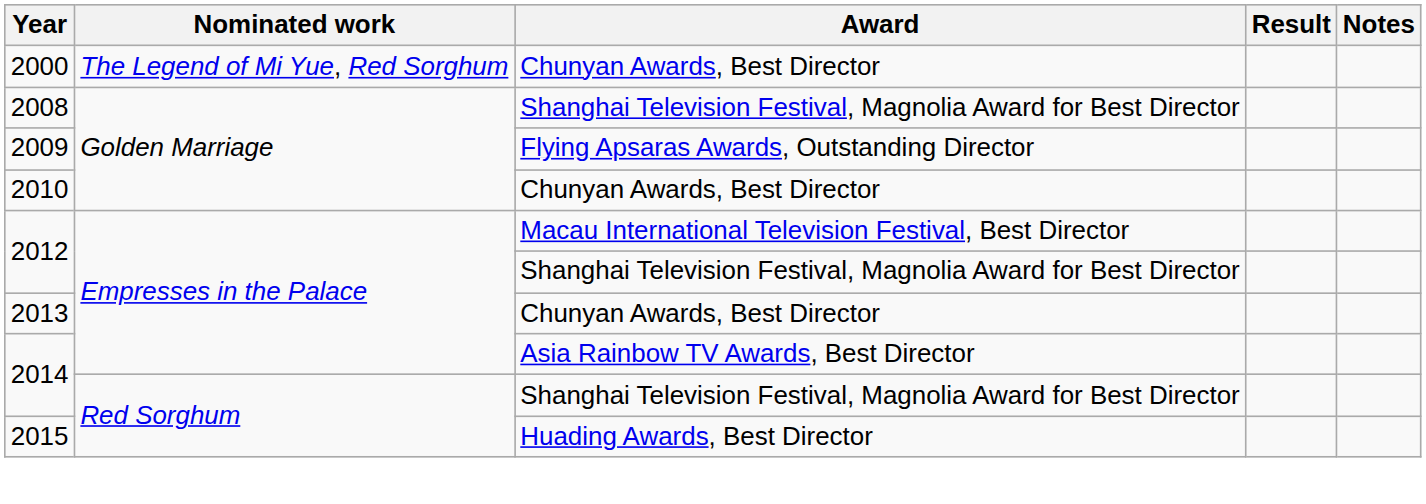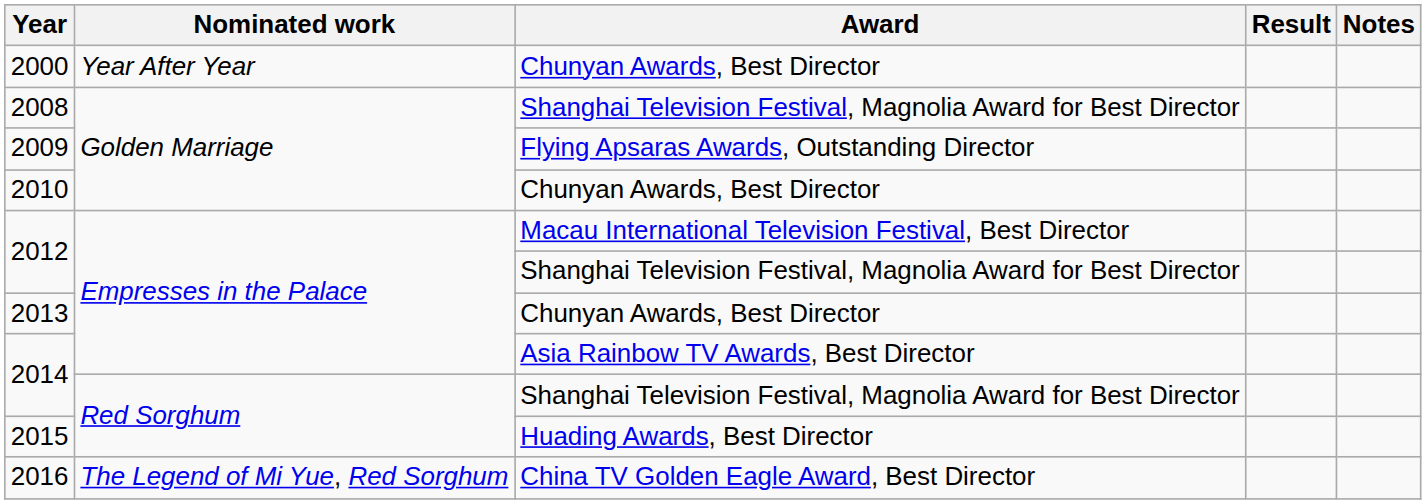(294, 66) The Legend of Mi Yue, Red Sorghum -> (168, 66) Year After Year
+ row: (40, 477)
